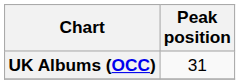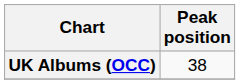(197, 65) 31 -> (197, 65) 38
